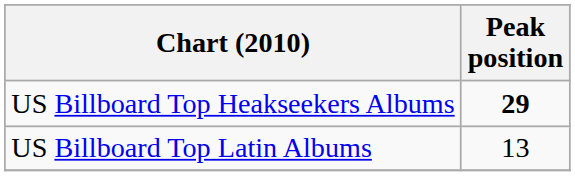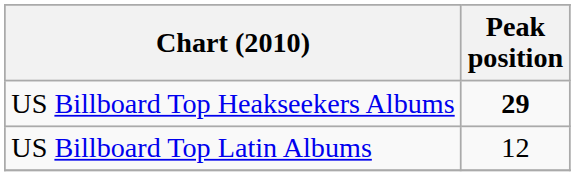(515, 147) 13 -> (515, 147) 12
